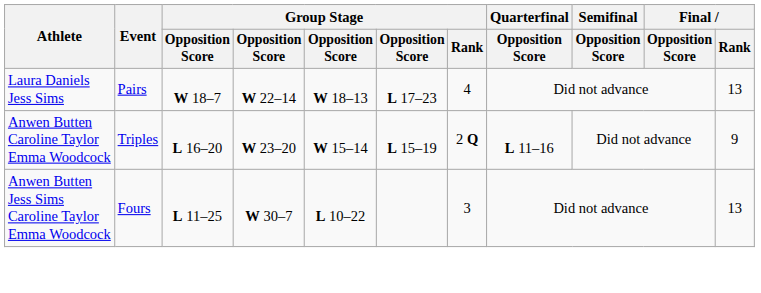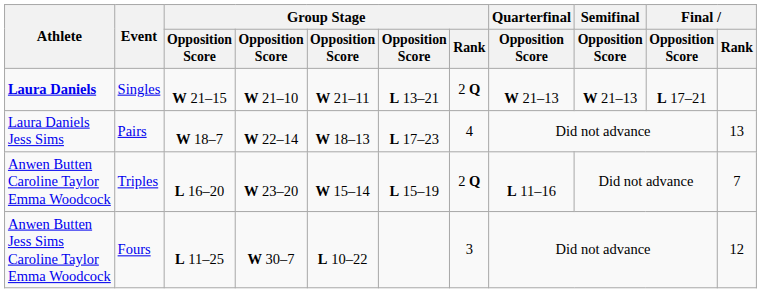+ row: (52, 89)
(735, 139) 9 -> (737, 181) 7
(735, 208) 13 -> (737, 249) 12
